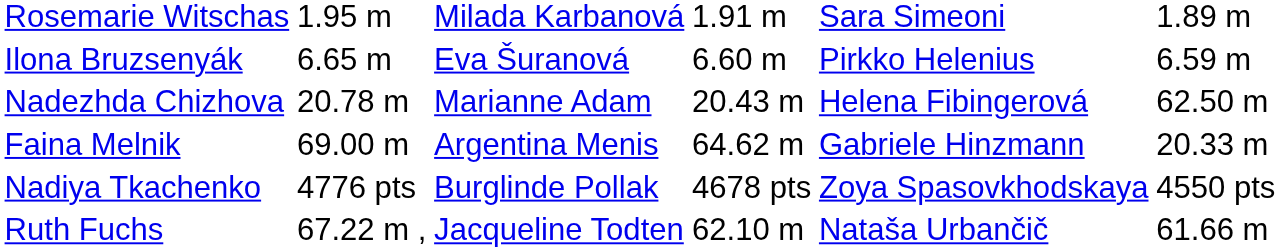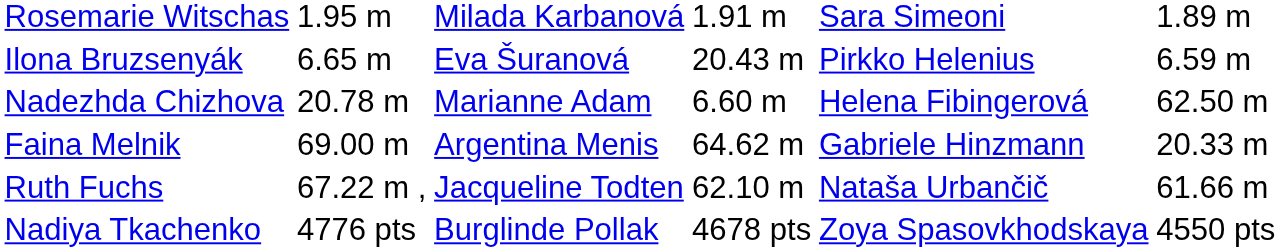(740, 59) 6.60 m -> (748, 59) 20.43 m
(748, 102) 20.43 m -> (740, 102) 6.60 m
rows swapped: (84, 230) <-> (133, 187)
